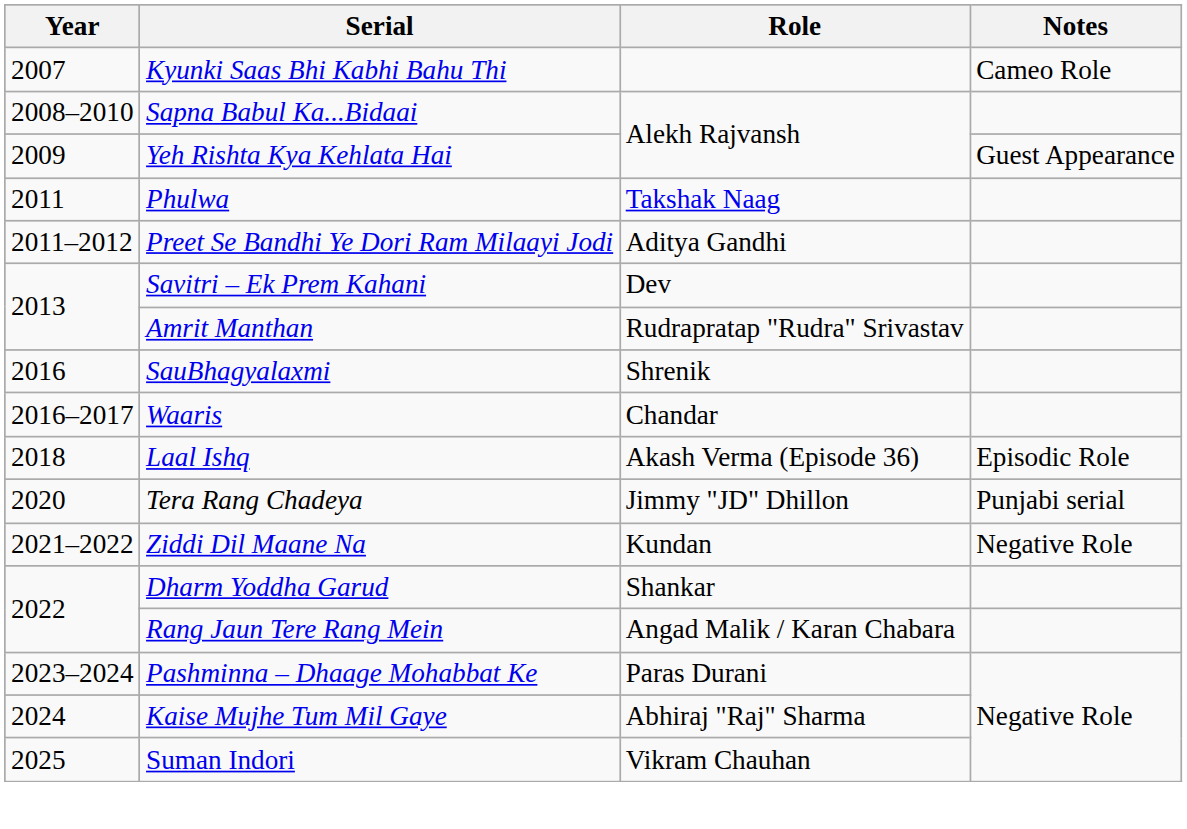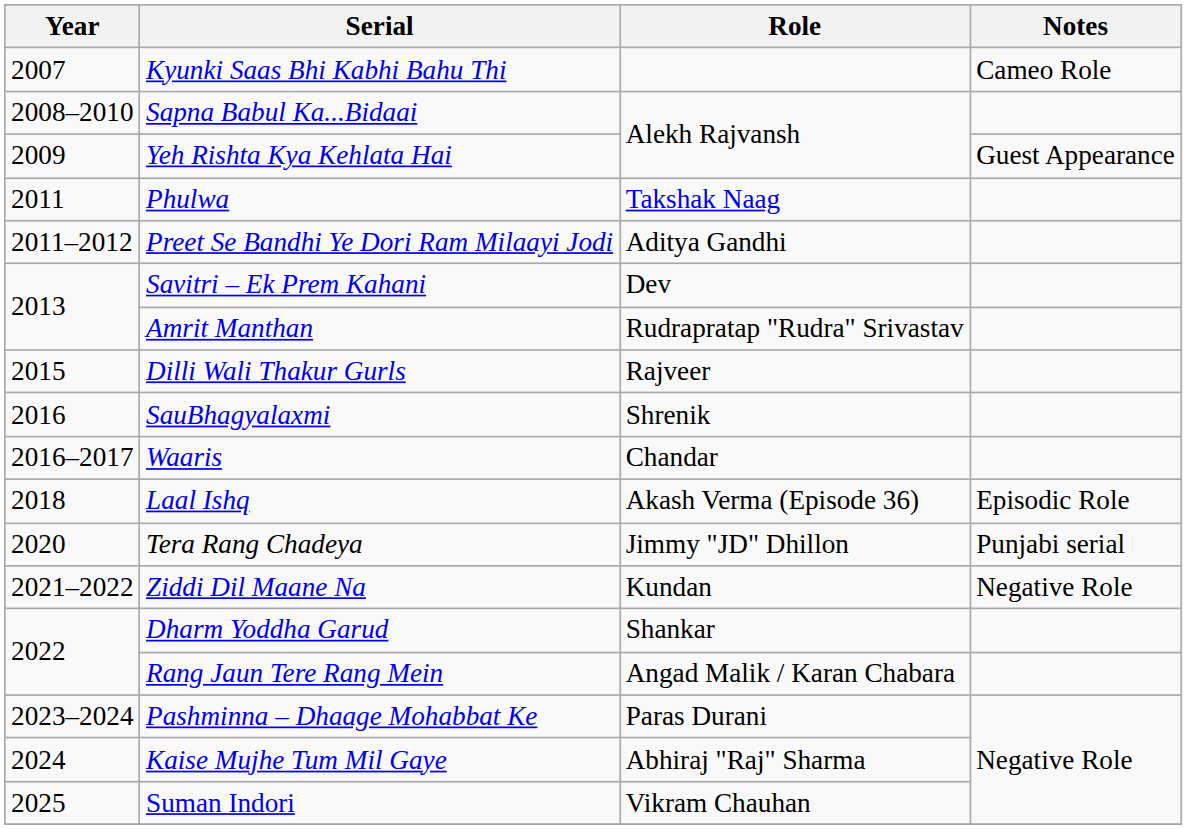+ row: (276, 371)
